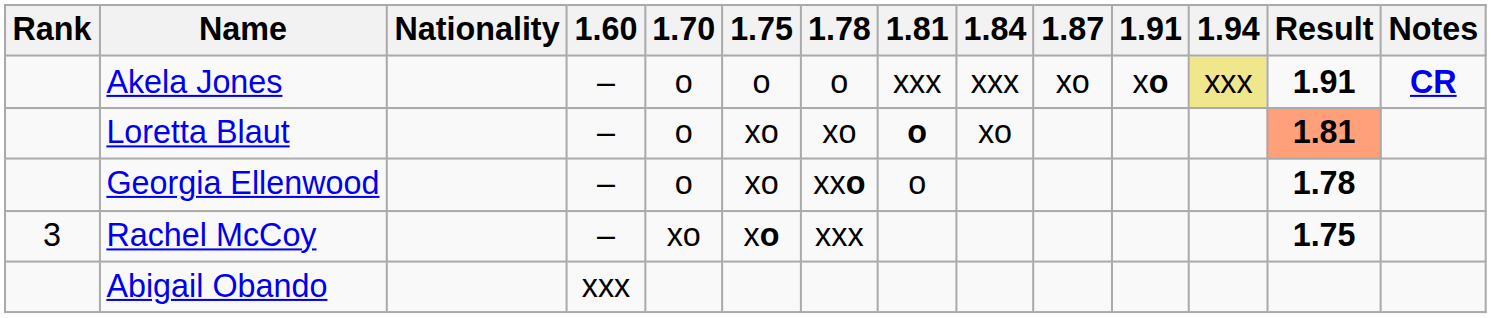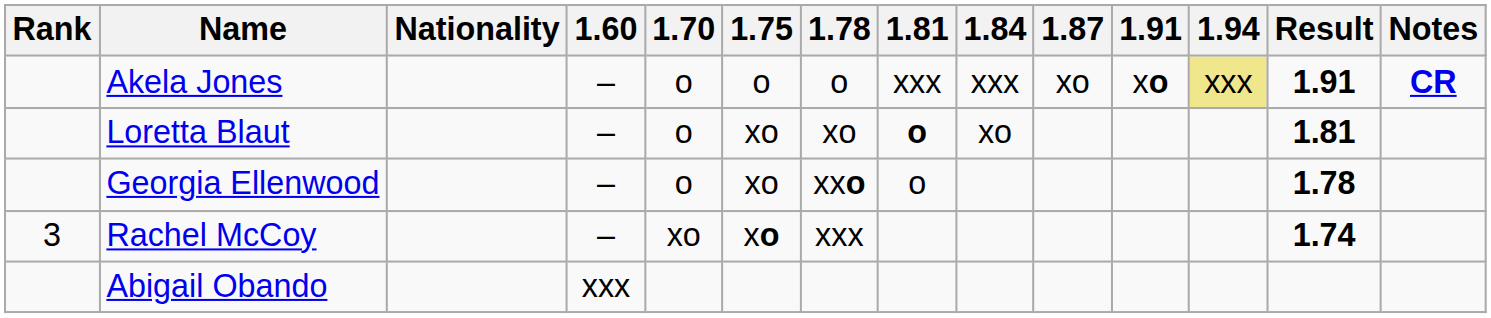(1324, 132) lightsalmon background -> (1324, 132) no background
(1324, 235) 1.75 -> (1324, 235) 1.74
